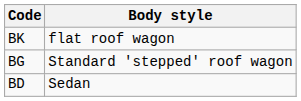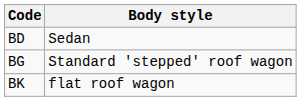rows swapped: (16, 85) <-> (16, 39)
